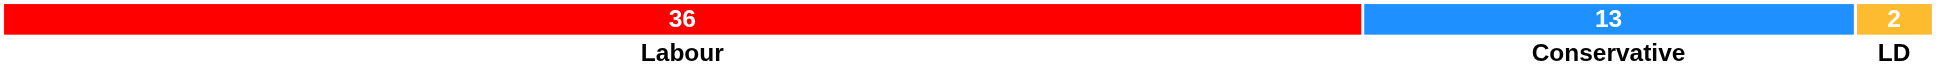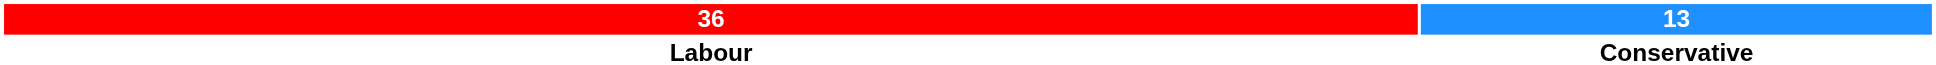- column: (1894, 19)
